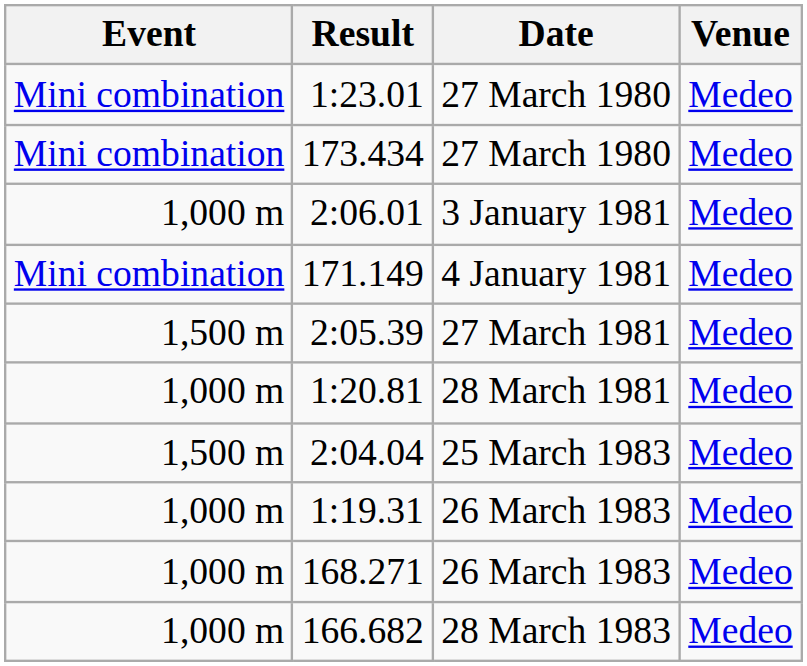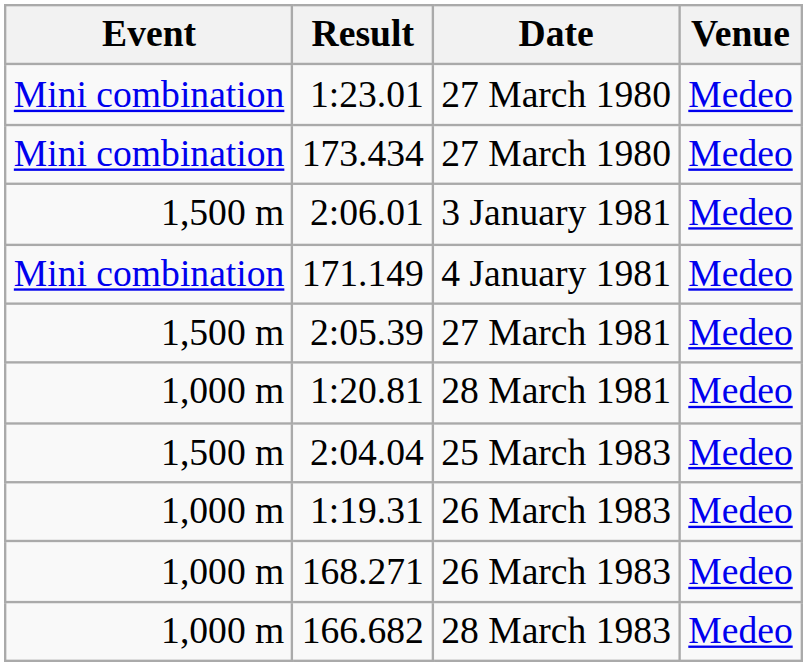(223, 213) 1,000 m -> (223, 213) 1,500 m
